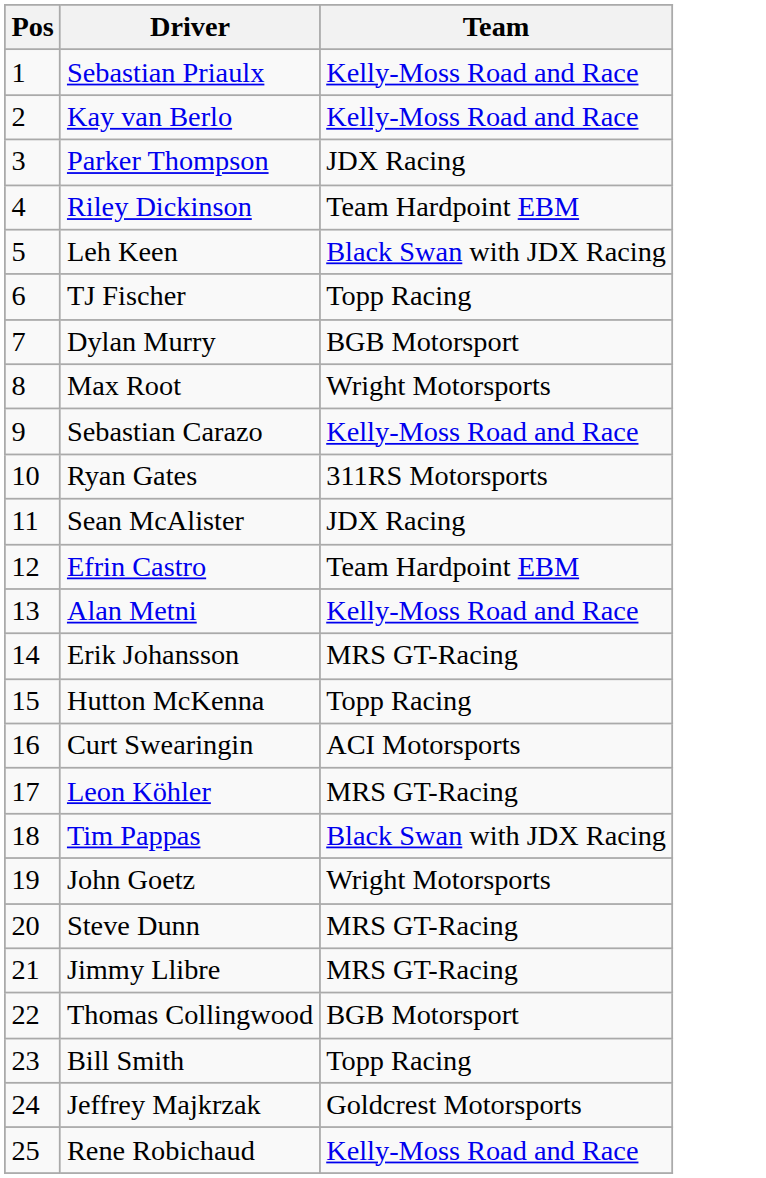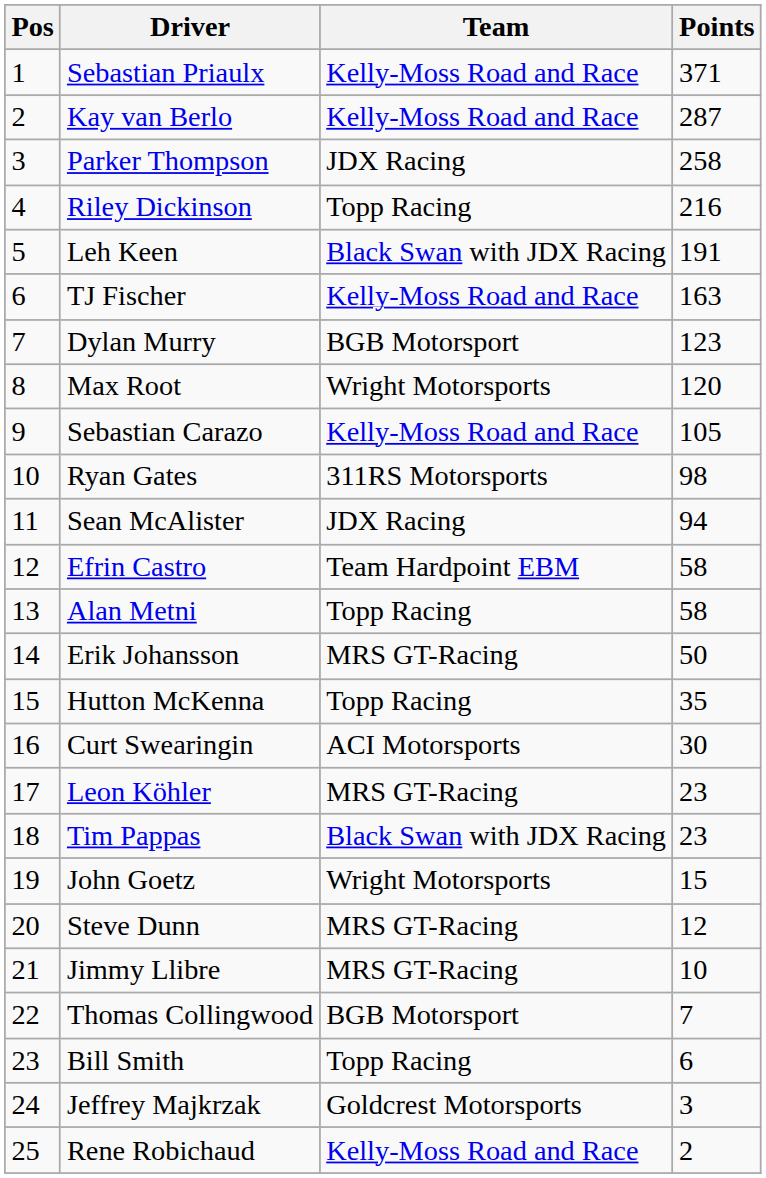+ column: (717, 26)
(453, 206) Team Hardpoint EBM -> (399, 206) Topp Racing
(399, 296) Topp Racing -> (482, 296) Kelly-Moss Road and Race
(482, 610) Kelly-Moss Road and Race -> (399, 610) Topp Racing
